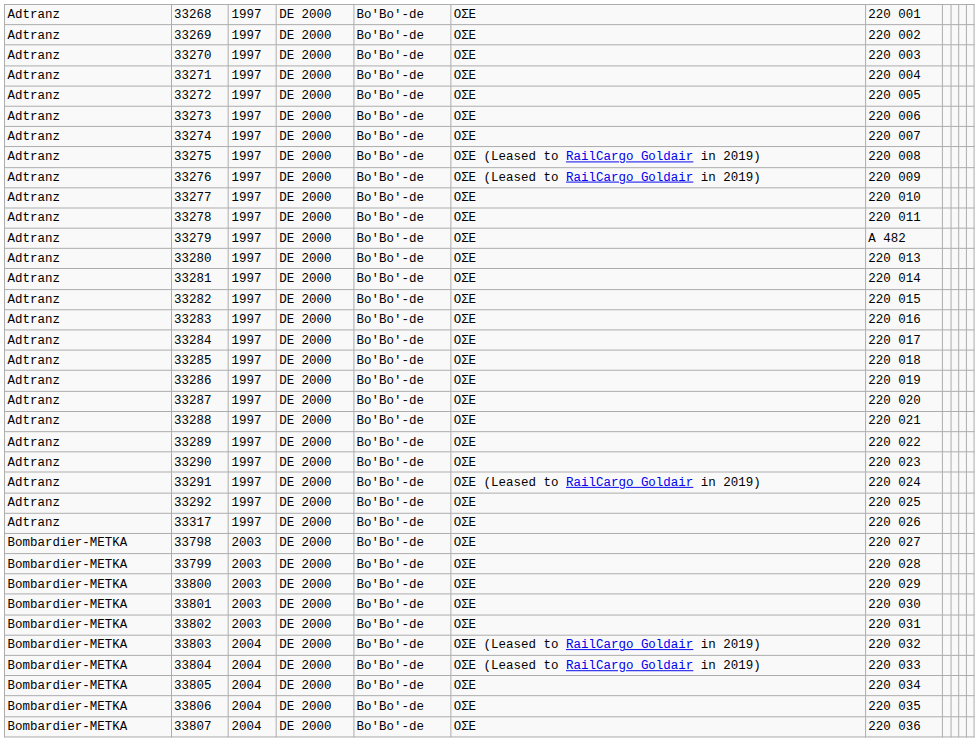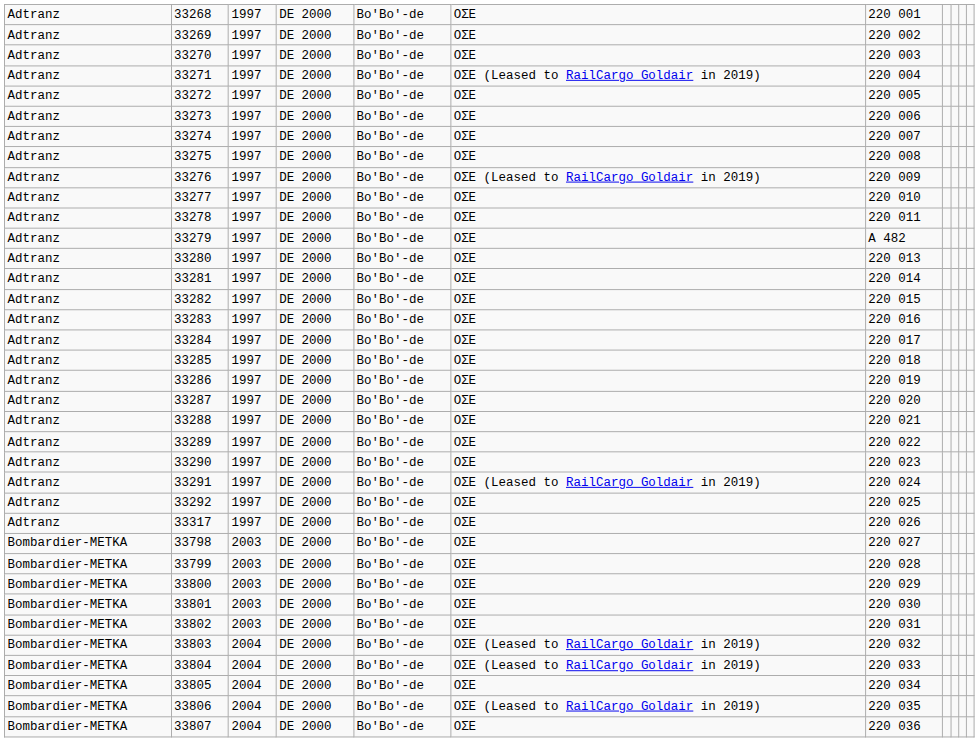(465, 76) ΟΣΕ -> (607, 76) ΟΣΕ (Leased to RailCargo Goldair in 2019)
(607, 157) ΟΣΕ (Leased to RailCargo Goldair in 2019) -> (465, 157) ΟΣΕ
(465, 706) ΟΣΕ -> (607, 706) ΟΣΕ (Leased to RailCargo Goldair in 2019)
